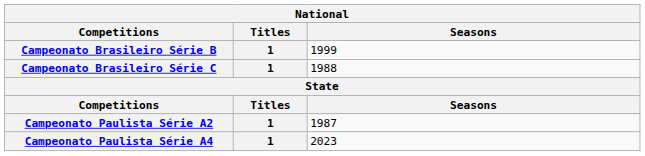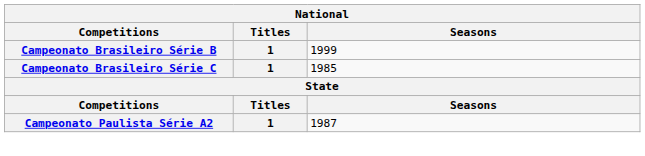(324, 68) 1988 -> (324, 68) 1985
- row: (119, 141)
